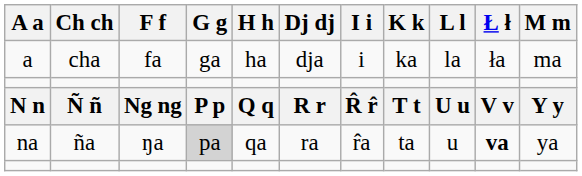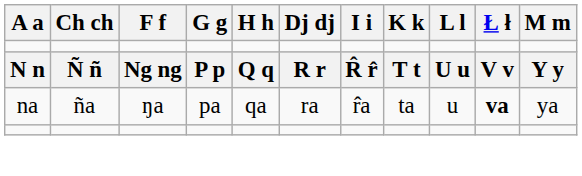- row: (27, 58)
(210, 142) lightgrey background -> (210, 105) no background
